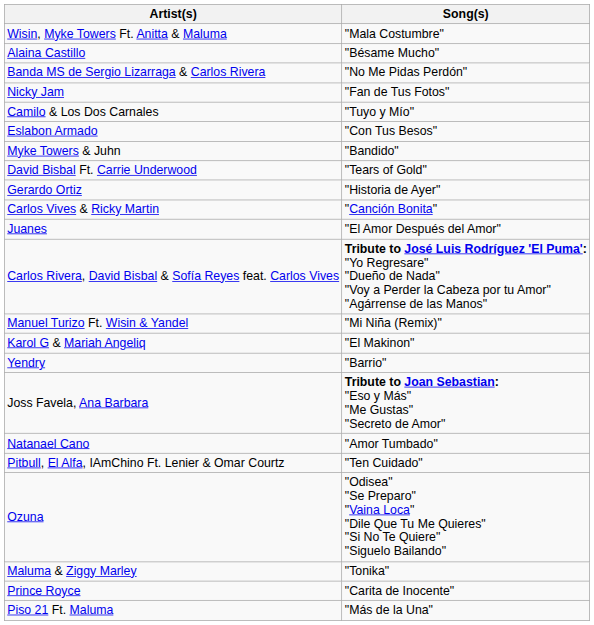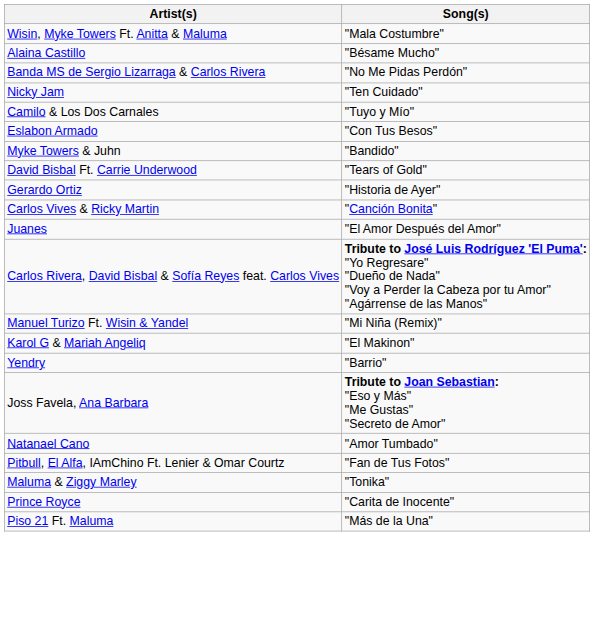(397, 92) "Fan de Tus Fotos" -> (384, 92) "Ten Cuidado"
(384, 462) "Ten Cuidado" -> (397, 462) "Fan de Tus Fotos"
- row: (25, 517)
